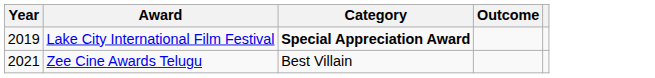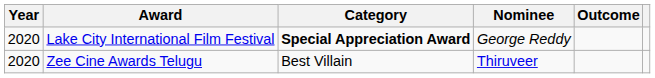+ column: (524, 15)
(24, 38) 2019 -> (24, 38) 2020
(24, 61) 2021 -> (24, 61) 2020
